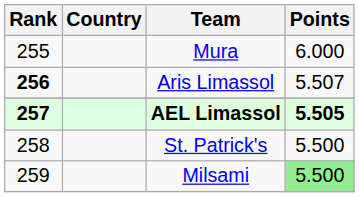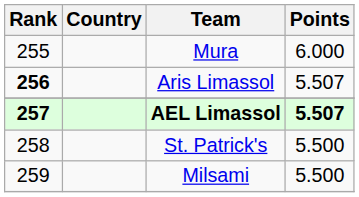(320, 113) 5.505 -> (320, 113) 5.507
(320, 176) lightgreen background -> (320, 176) no background
